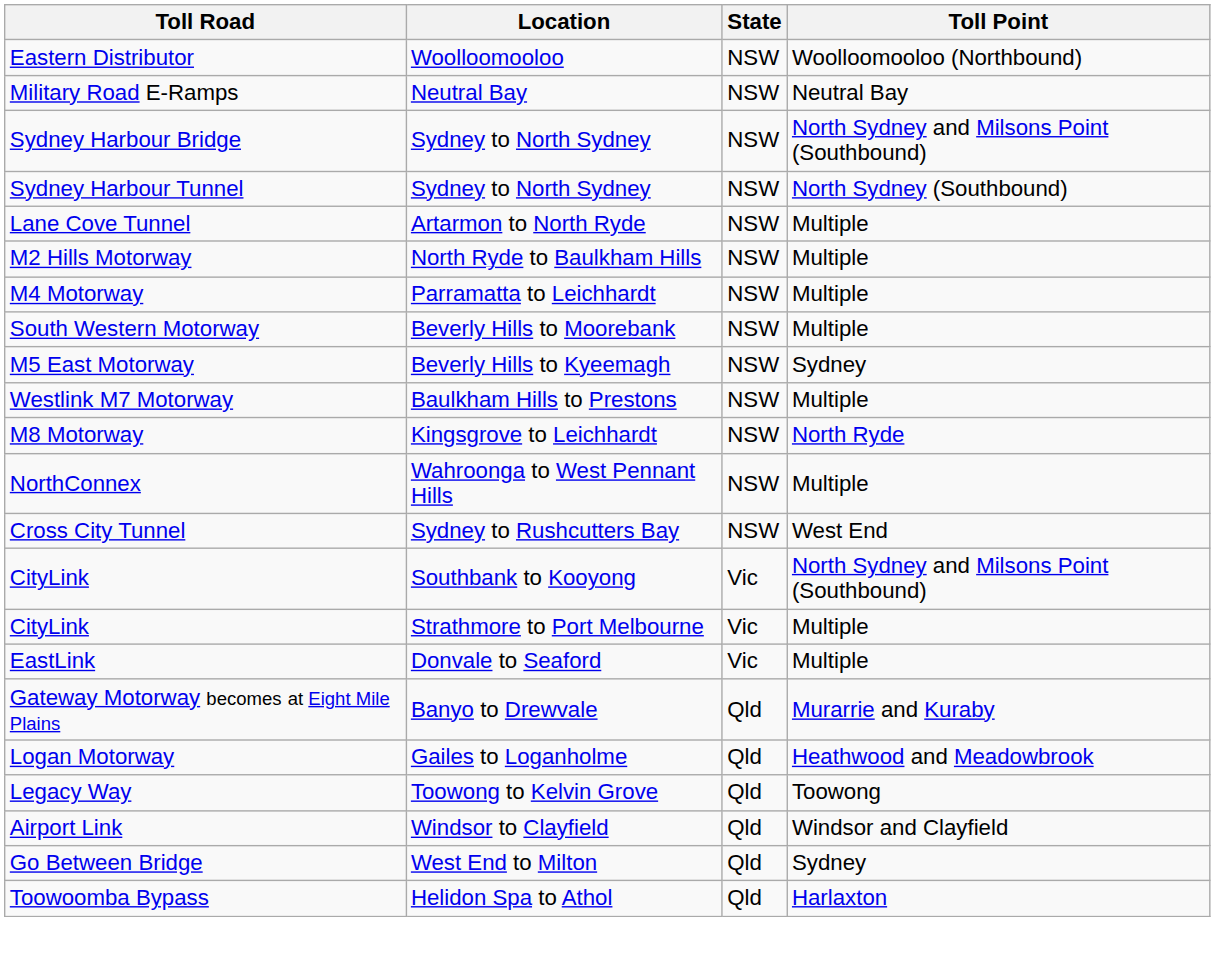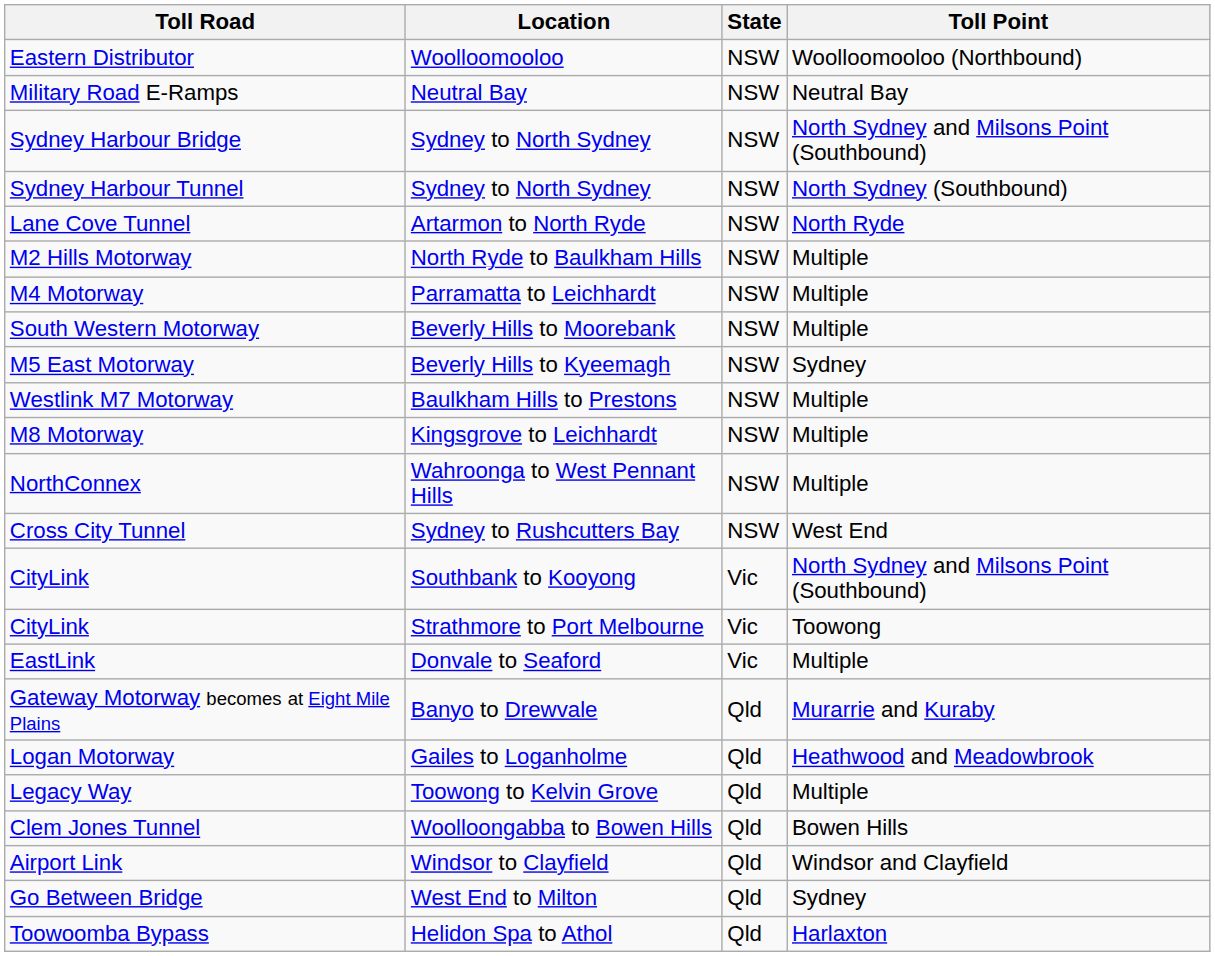(830, 223) Multiple -> (848, 223) North Ryde
(848, 435) North Ryde -> (830, 435) Multiple
(830, 626) Multiple -> (836, 626) Toowong
(836, 792) Toowong -> (830, 792) Multiple
+ row: (105, 827)
